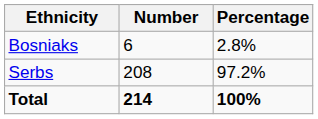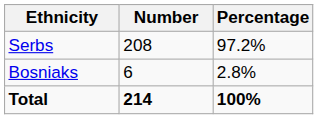rows swapped: (31, 72) <-> (43, 45)
